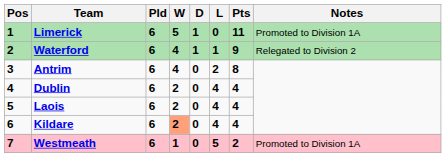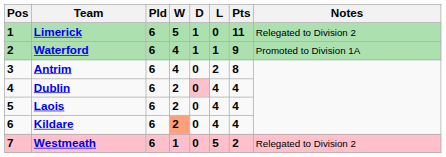(308, 33) Promoted to Division 1A -> (306, 33) Relegated to Division 2
(306, 51) Relegated to Division 2 -> (308, 51) Promoted to Division 1A
(196, 87) no background -> (196, 87) pink background
(308, 144) Promoted to Division 1A -> (306, 144) Relegated to Division 2
